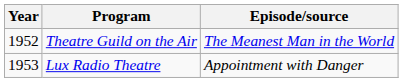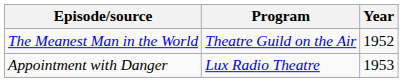columns swapped: (23, 16) <-> (299, 16)
